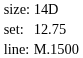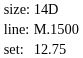rows swapped: (14, 29) <-> (16, 49)
